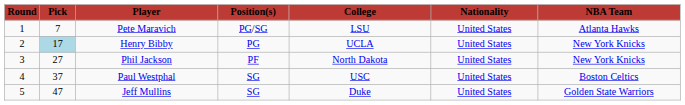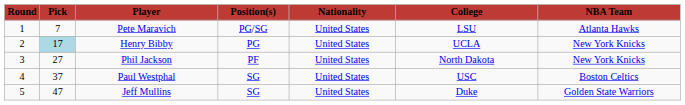columns swapped: (484, 12) <-> (360, 12)
